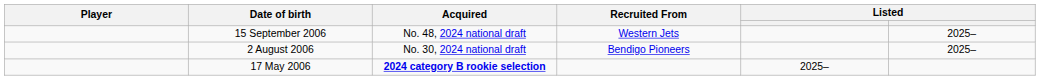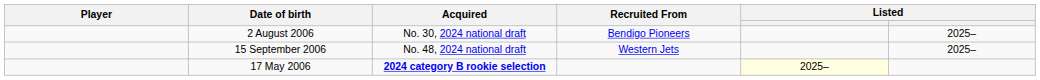rows swapped: (280, 50) <-> (280, 34)
(814, 67) no background -> (814, 67) lightyellow background
